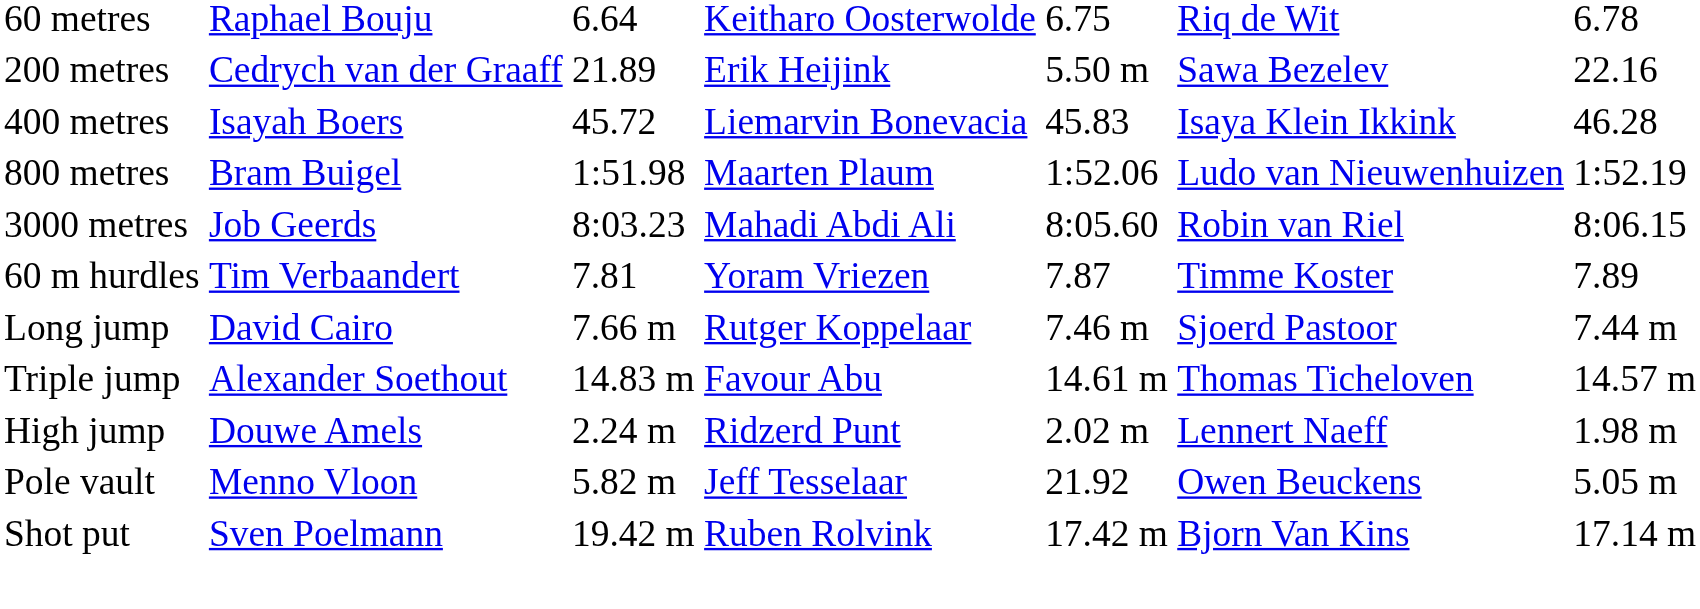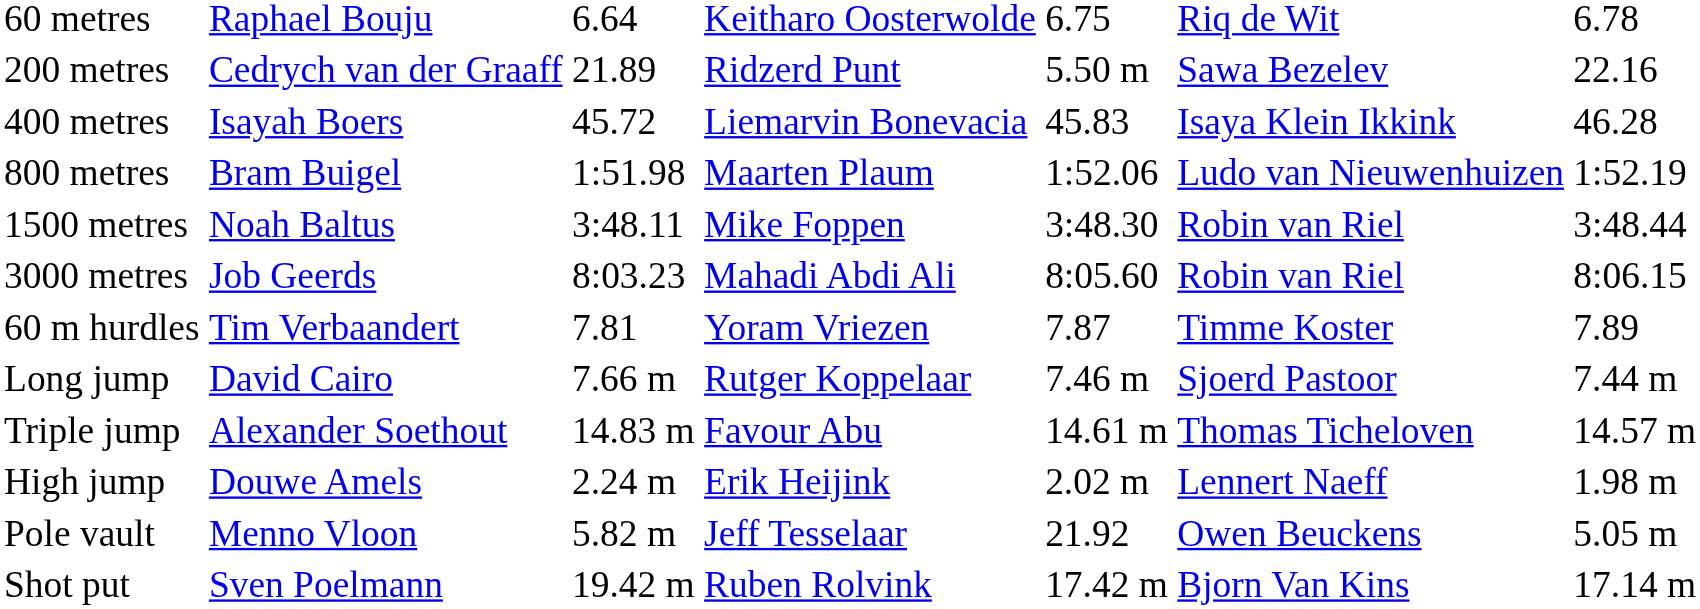(797, 69) Erik Heijink -> (802, 69) Ridzerd Punt
+ row: (96, 224)
(802, 430) Ridzerd Punt -> (797, 481) Erik Heijink
